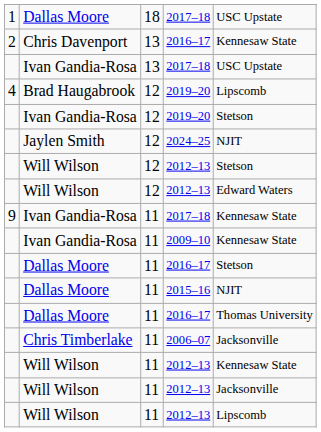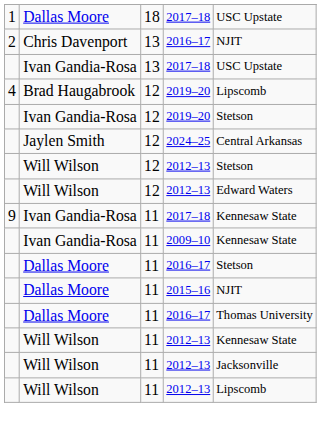(256, 41) Kennesaw State -> (229, 41) NJIT
(229, 141) NJIT -> (259, 141) Central Arkansas
- row: (12, 340)
